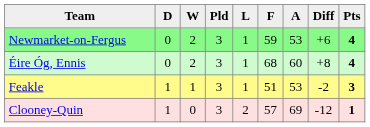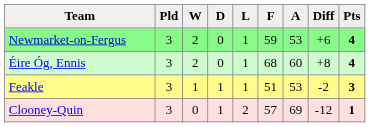columns swapped: (219, 16) <-> (168, 16)
